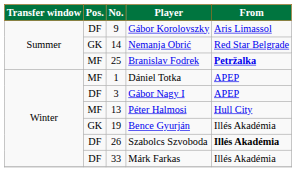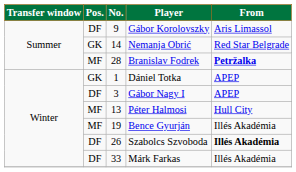(116, 61) 25 -> (116, 61) 28
(95, 77) MF -> (95, 77) GK
(95, 126) GK -> (95, 126) MF
